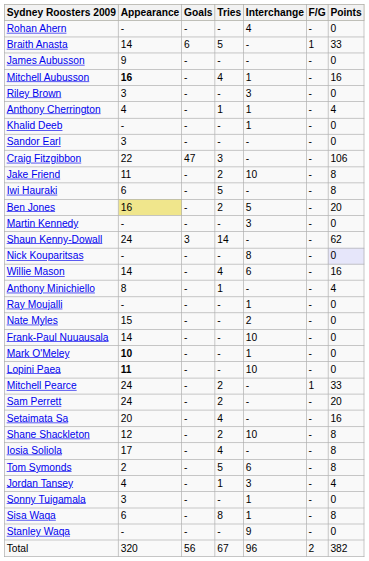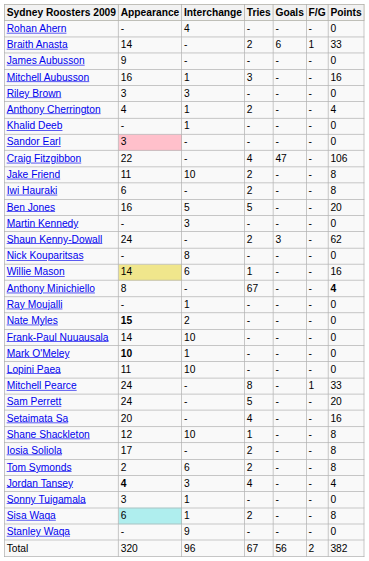columns swapped: (275, 12) <-> (198, 12)
(220, 45) 5 -> (250, 45) 2
(126, 77) bold -> (126, 77) normal
(220, 77) 4 -> (250, 77) 3
(220, 110) 1 -> (250, 110) 2
(124, 142) no background -> (124, 142) pink background
(220, 158) 3 -> (250, 158) 4
(220, 191) 5 -> (250, 191) 2
(126, 207) khaki background -> (126, 207) no background
(220, 207) 2 -> (250, 207) 5
(223, 239) 14 -> (250, 239) 2
(333, 256) lavender background -> (333, 256) no background
(126, 272) no background -> (126, 272) khaki background
(220, 272) 4 -> (250, 272) 1
(220, 288) 1 -> (252, 288) 67
(333, 288) normal -> (333, 288) bold
(126, 321) normal -> (126, 321) bold
(126, 369) bold -> (126, 369) normal
(220, 386) 2 -> (250, 386) 8
(220, 402) 2 -> (250, 402) 5
(220, 434) 2 -> (250, 434) 1
(220, 451) 4 -> (250, 451) 2
(220, 467) 5 -> (250, 467) 2
(124, 483) normal -> (124, 483) bold
(220, 483) 1 -> (250, 483) 4
(124, 516) no background -> (124, 516) paleturquoise background
(220, 516) 8 -> (250, 516) 2
